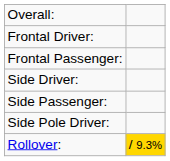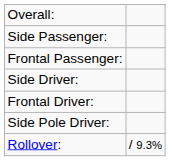rows swapped: (51, 36) <-> (57, 101)
(145, 144) gold background -> (145, 144) no background
